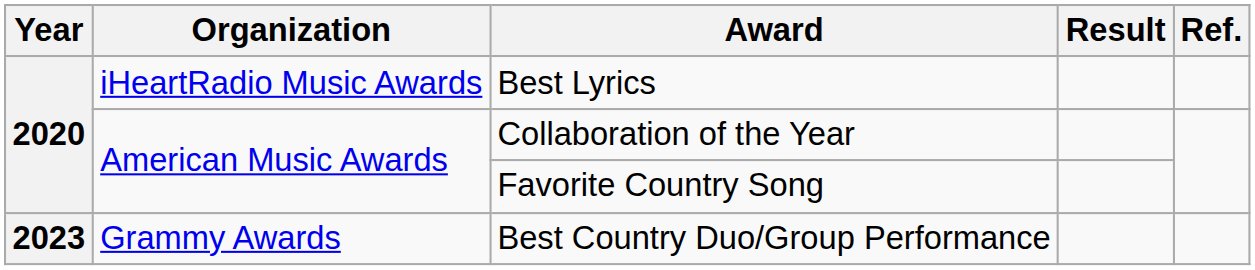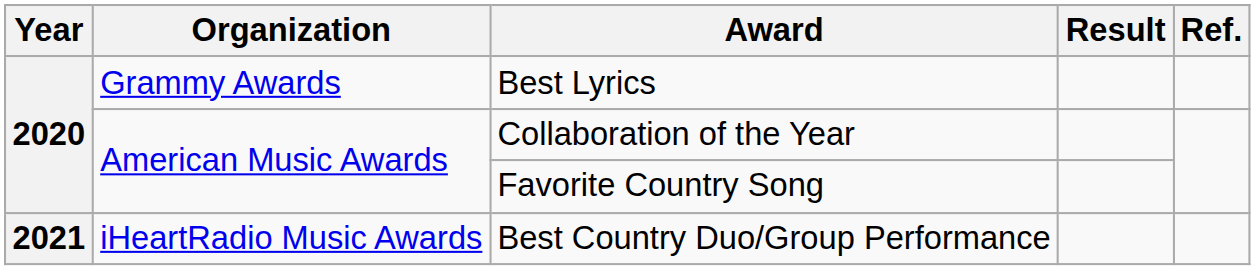(291, 82) iHeartRadio Music Awards -> (221, 82) Grammy Awards
(49, 237) 2023 -> (49, 237) 2021
(221, 237) Grammy Awards -> (291, 237) iHeartRadio Music Awards
